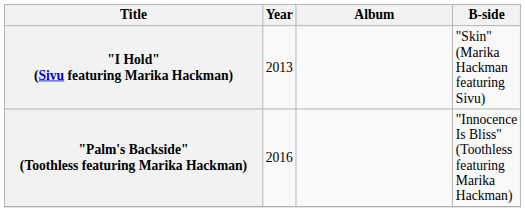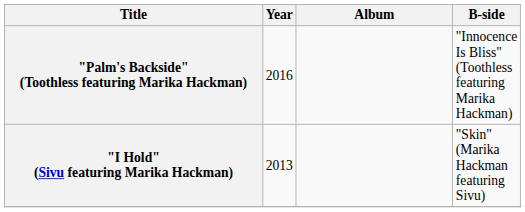rows swapped: (133, 67) <-> (134, 157)
